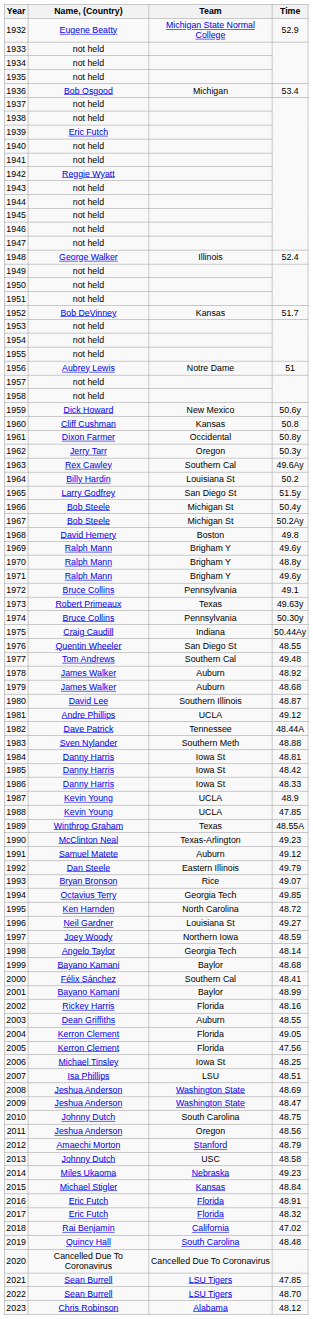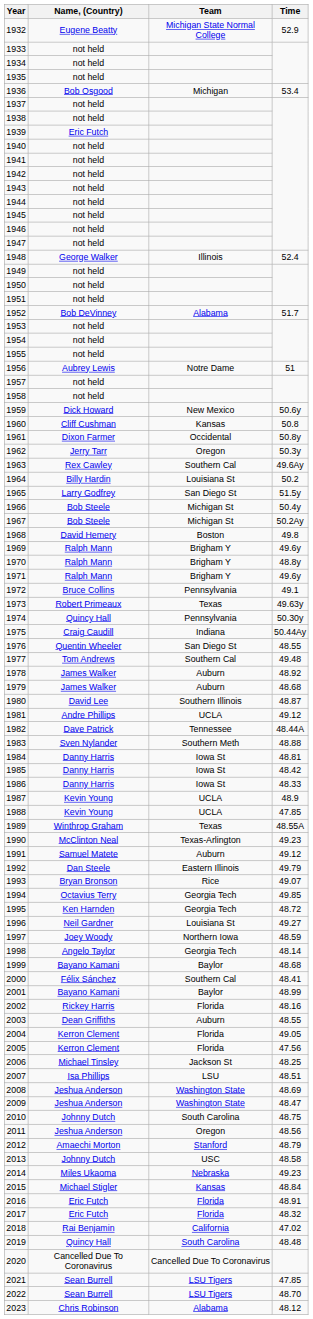(88, 174) Reggie Wyatt -> (88, 174) not held
(210, 313) Kansas -> (210, 313) Alabama
(88, 618) Bruce Collins -> (88, 618) Quincy Hall
(210, 910) North Carolina -> (210, 910) Georgia Tech
(210, 1062) Iowa St -> (210, 1062) Jackson St
